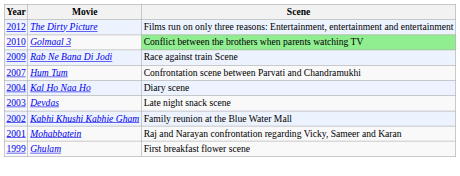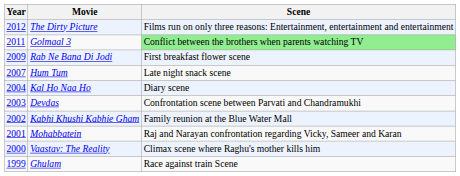(16, 42) 2010 -> (16, 42) 2011
(191, 57) Race against train Scene -> (197, 57) First breakfast flower scene
(252, 73) Confrontation scene between Parvati and Chandramukhi -> (187, 73) Late night snack scene
(187, 103) Late night snack scene -> (252, 103) Confrontation scene between Parvati and Chandramukhi
+ row: (70, 149)
(197, 149) First breakfast flower scene -> (191, 164) Race against train Scene
